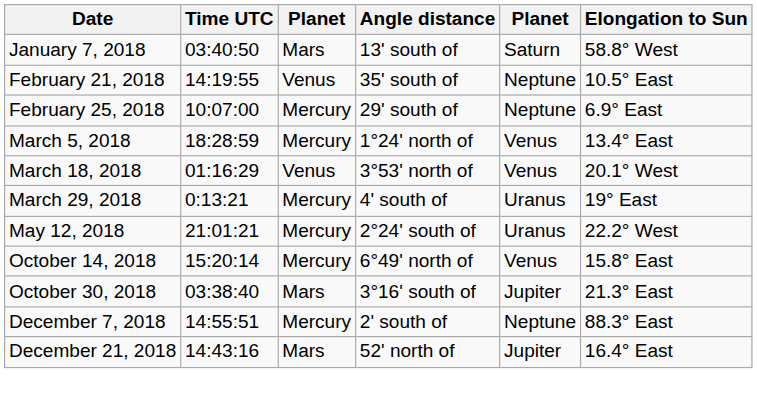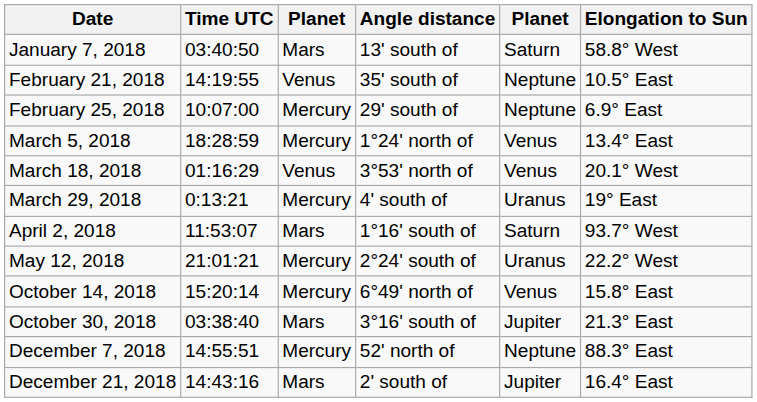+ row: (62, 230)
(403, 321) 2' south of -> (407, 351) 52' north of
(407, 351) 52' north of -> (403, 381) 2' south of
